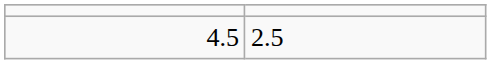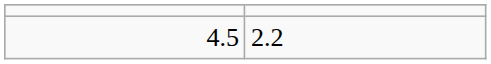(267, 37) 2.5 -> (267, 37) 2.2
